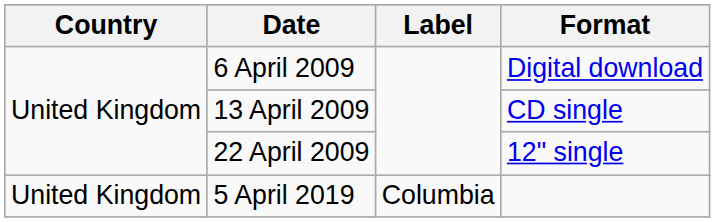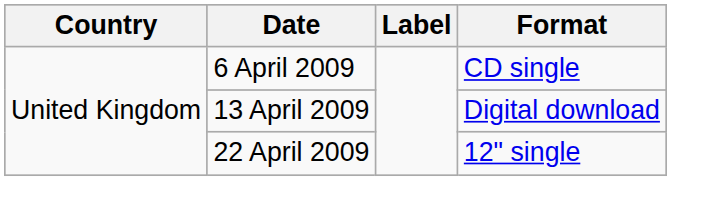(605, 68) Digital download -> (522, 68) CD single
(565, 110) CD single -> (562, 110) Digital download
- row: (284, 195)
